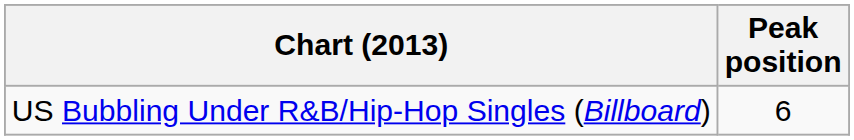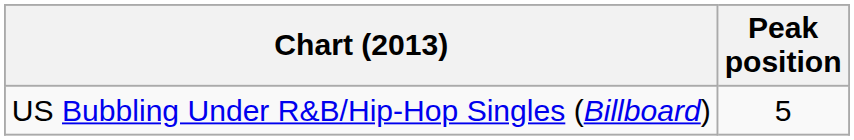(783, 109) 6 -> (783, 109) 5
